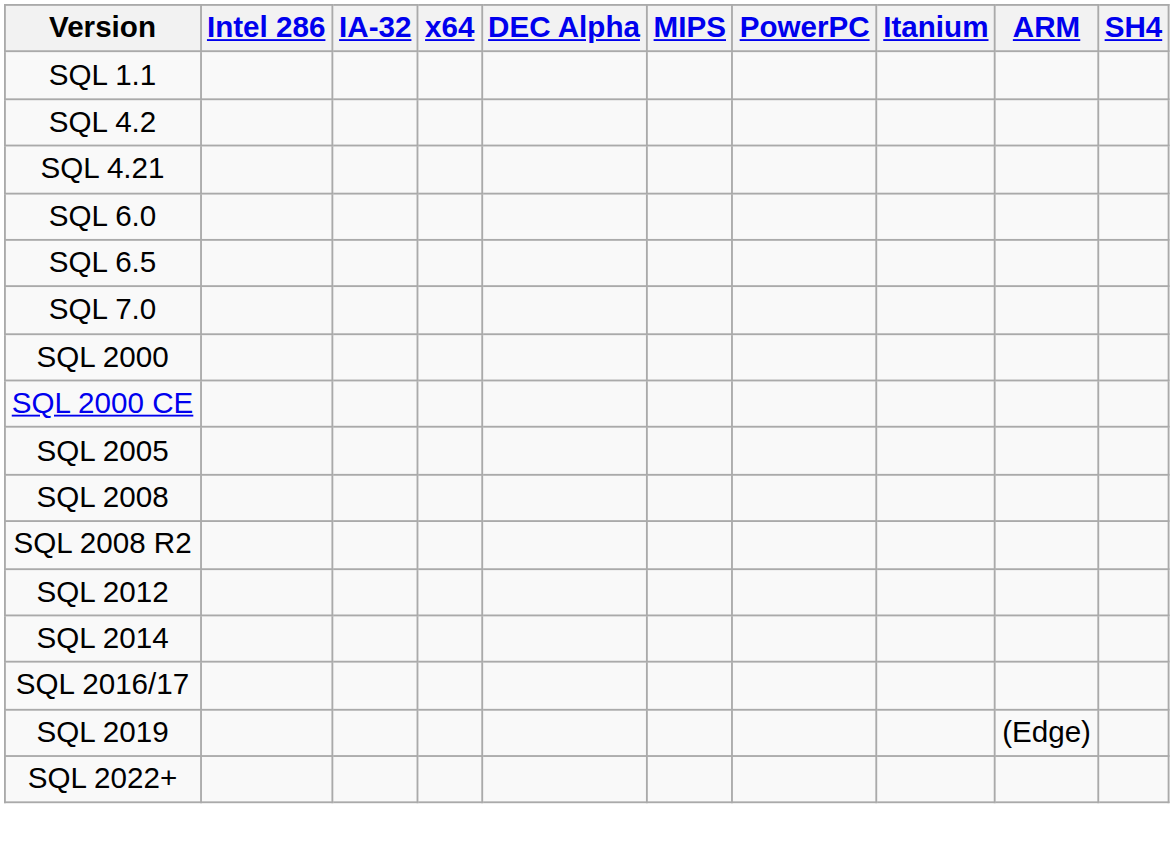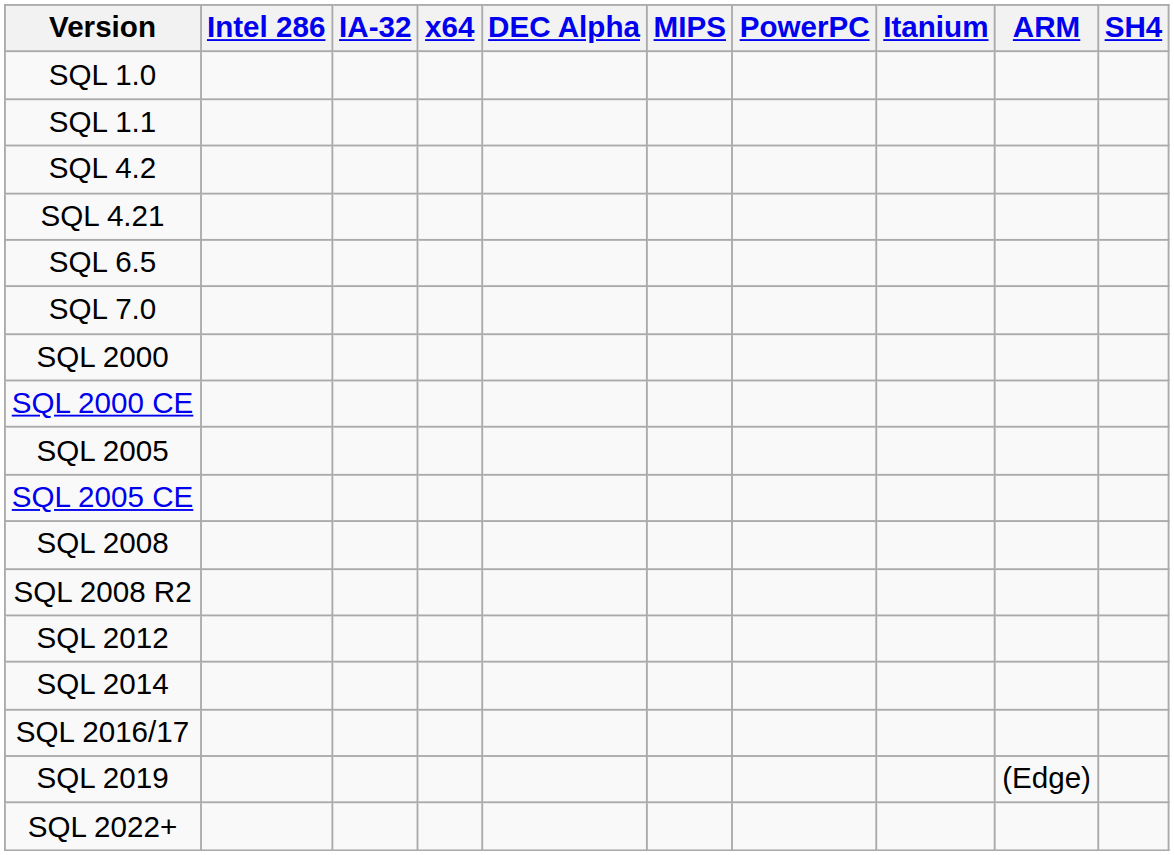+ row: (103, 74)
- row: (103, 215)
+ row: (103, 497)
